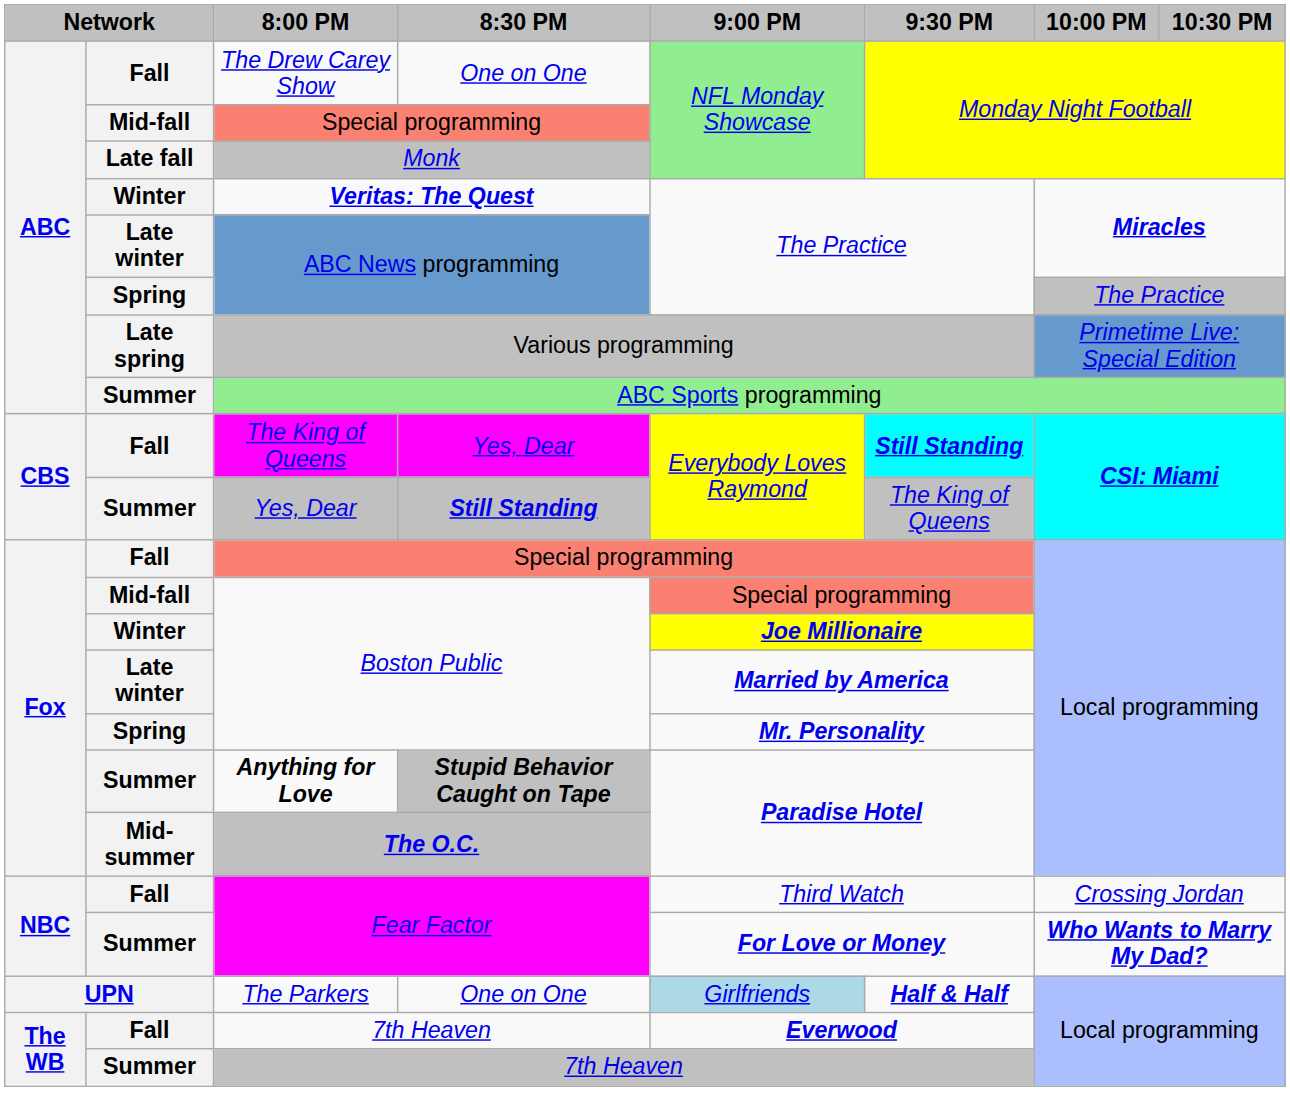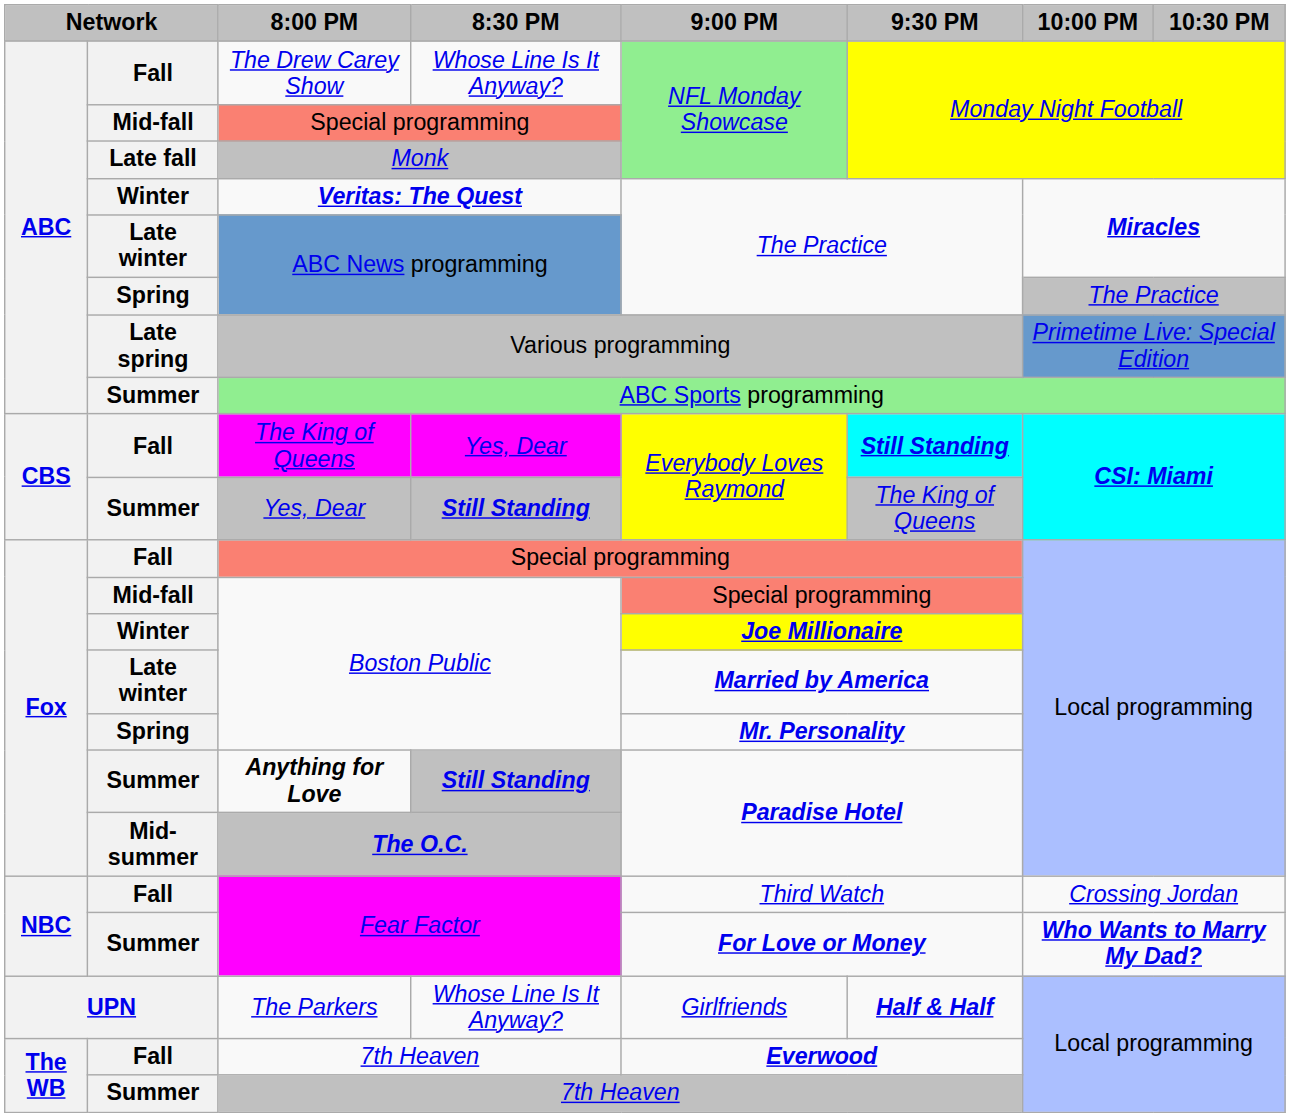(523, 72) One on One -> (516, 72) Whose Line Is It Anyway?
(523, 781) Stupid Behavior Caught on Tape -> (516, 781) Still Standing
(523, 993) One on One -> (516, 1006) Whose Line Is It Anyway?
(757, 993) lightblue background -> (734, 1006) no background
